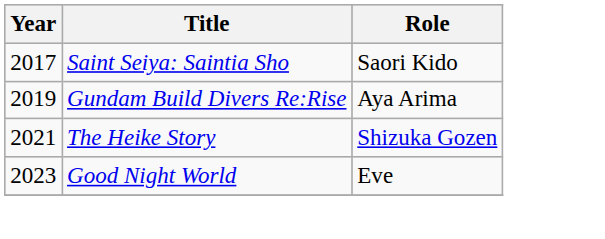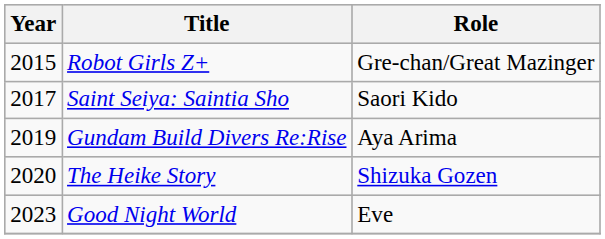+ row: (138, 61)
(33, 137) 2021 -> (33, 175) 2020
